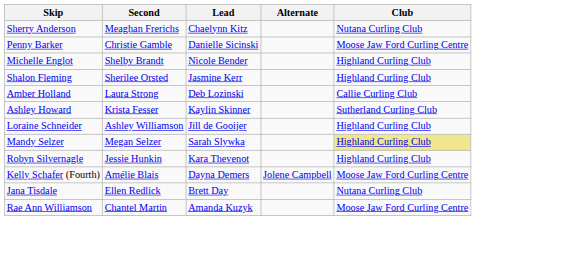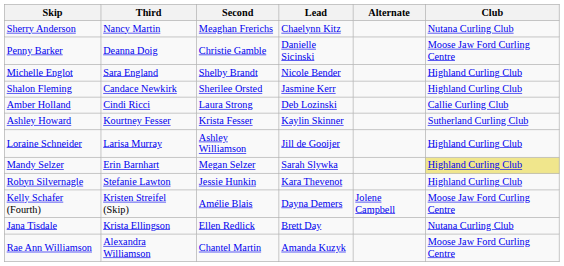+ column: (149, 12)
